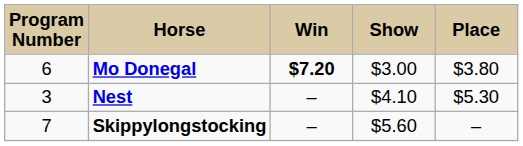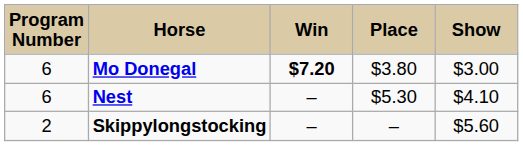columns swapped: (476, 30) <-> (394, 30)
(46, 98) 3 -> (46, 98) 6
(46, 126) 7 -> (46, 126) 2
